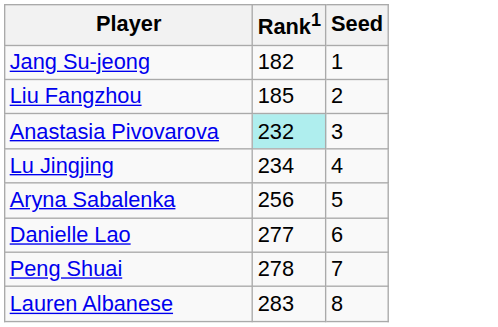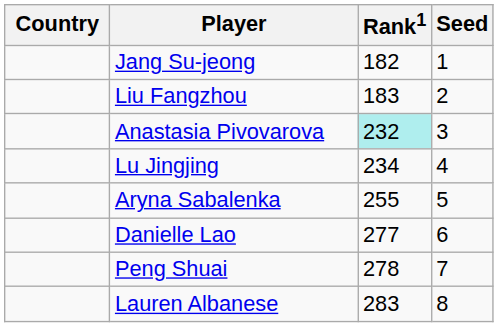+ column: (57, 24)
(276, 96) 185 -> (381, 96) 183
(276, 200) 256 -> (381, 200) 255
